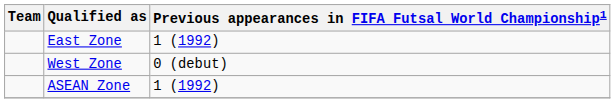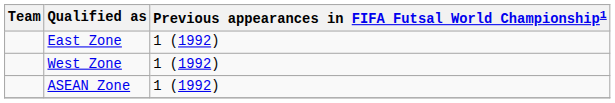(190, 64) 0 (debut) -> (186, 64) 1 (1992)
